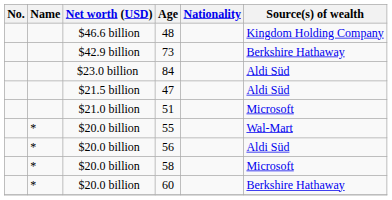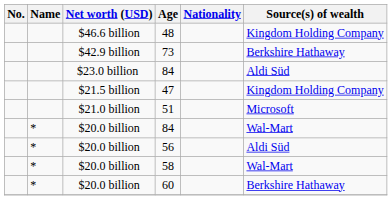(268, 90) Aldi Süd -> (315, 90) Kingdom Holding Company
- row: (109, 128)
+ row: (109, 128)
(270, 166) Microsoft -> (270, 166) Wal-Mart
